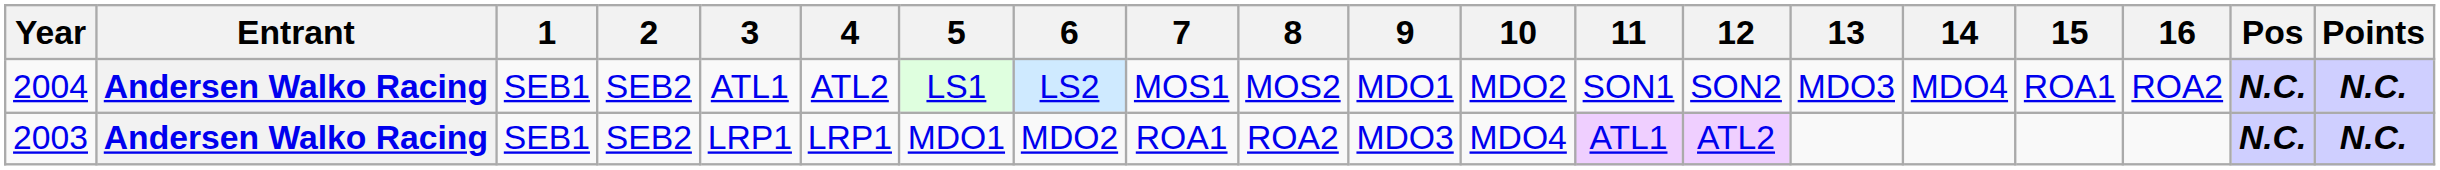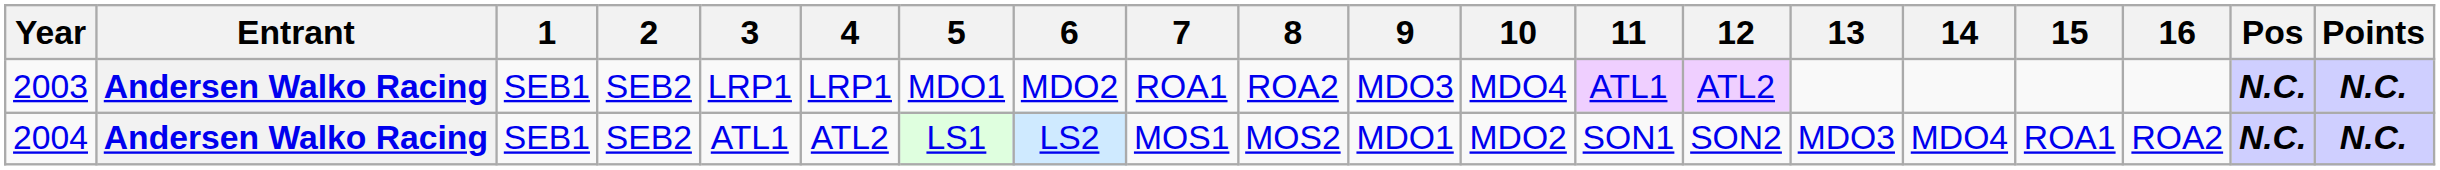rows swapped: (51, 139) <-> (51, 85)
